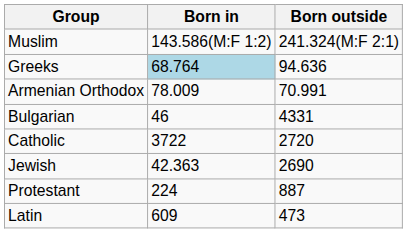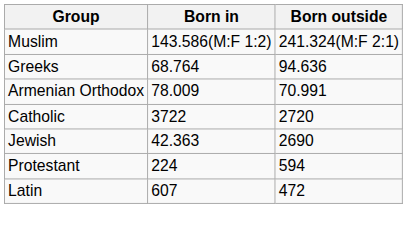(175, 66) lightblue background -> (175, 66) no background
- row: (41, 116)
(292, 191) 887 -> (292, 166) 594
(164, 215) 609 -> (164, 191) 607
(292, 215) 473 -> (292, 191) 472
